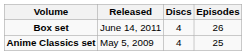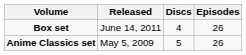(179, 43) 4 -> (179, 43) 5
(218, 43) 25 -> (218, 43) 26
